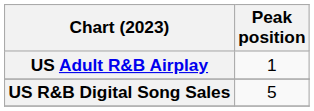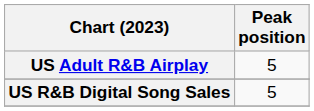(272, 65) 1 -> (272, 65) 5
